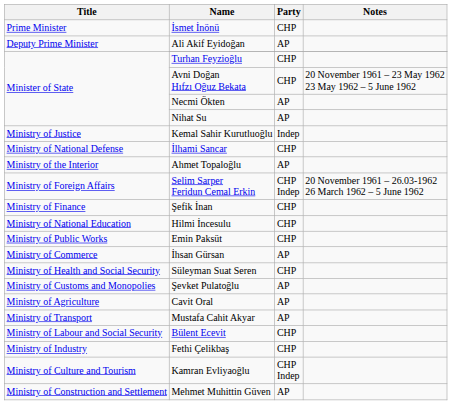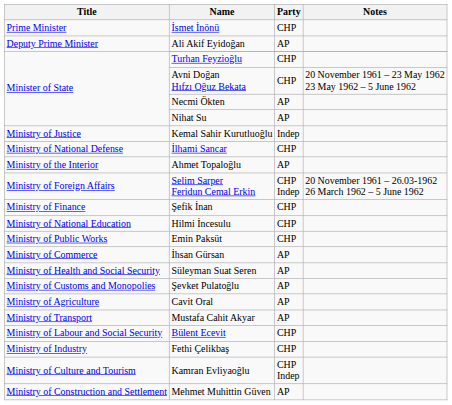(287, 270) CHP -> (283, 270) AP
